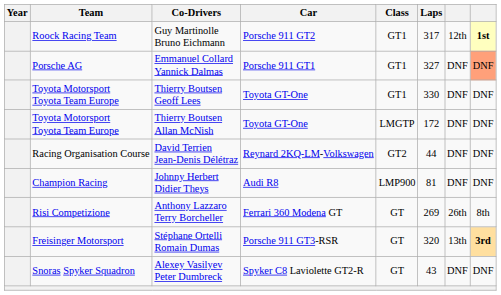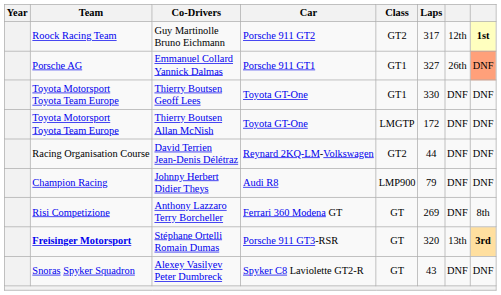(397, 36) GT1 -> (397, 36) GT2
(457, 66) DNF -> (457, 66) 26th
(431, 183) 81 -> (431, 183) 79
(457, 212) 26th -> (457, 212) DNF
(78, 242) normal -> (82, 242) bold
